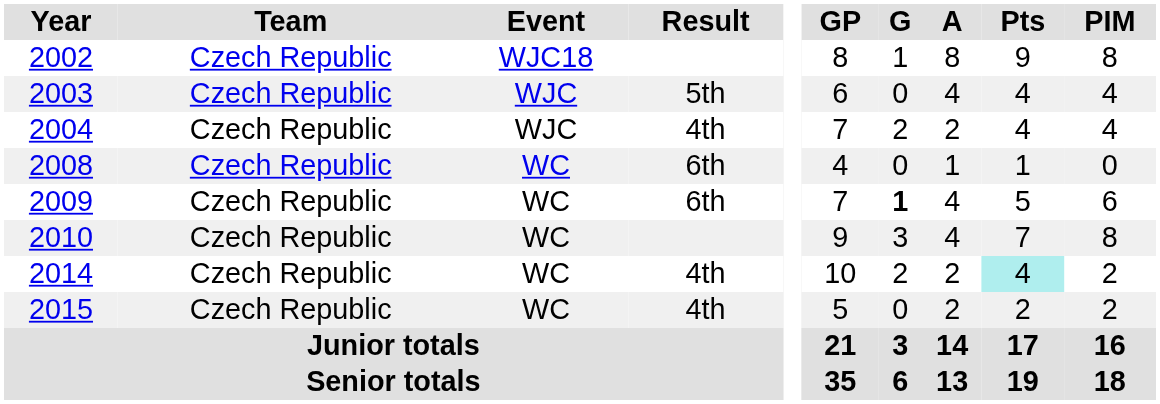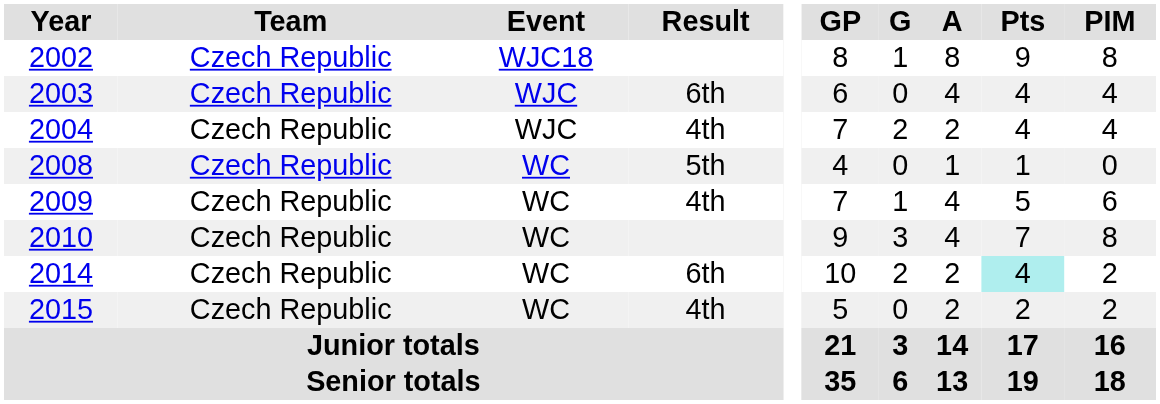(706, 93) 5th -> (706, 93) 6th
(706, 165) 6th -> (706, 165) 5th
(706, 201) 6th -> (706, 201) 4th
(900, 201) bold -> (900, 201) normal
(706, 273) 4th -> (706, 273) 6th
